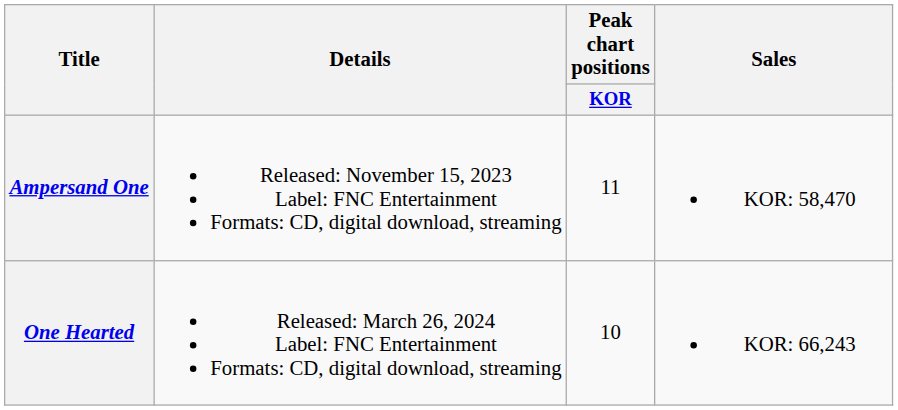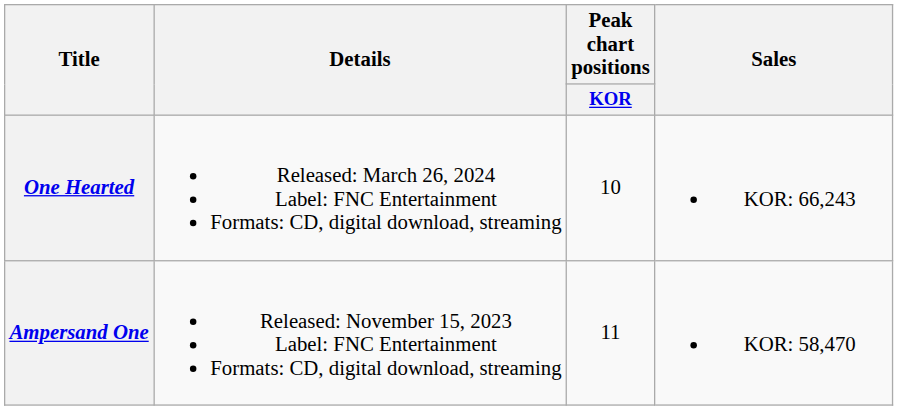rows swapped: (79, 187) <-> (79, 332)
